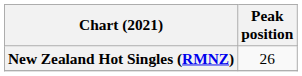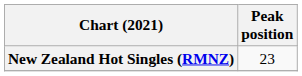(267, 58) 26 -> (267, 58) 23
